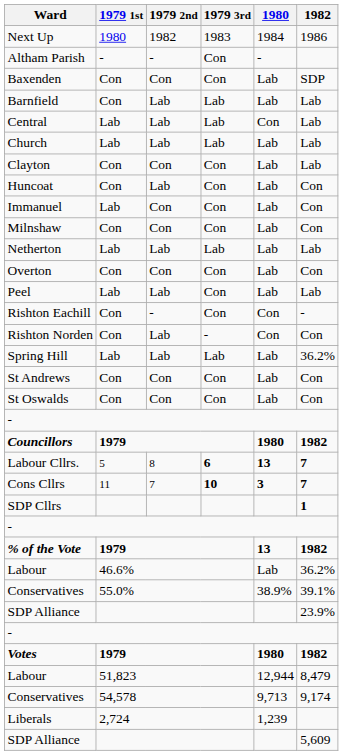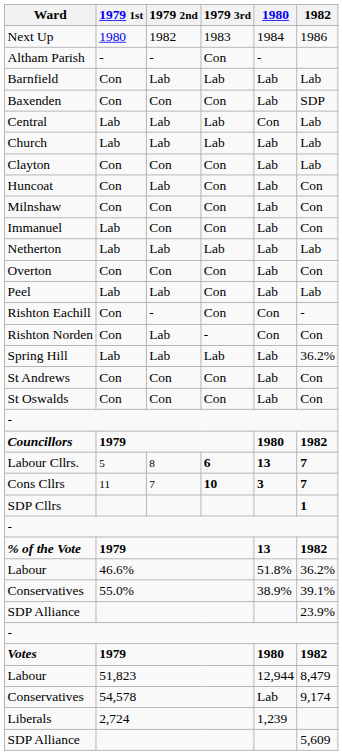rows swapped: (33, 100) <-> (34, 79)
rows swapped: (35, 206) <-> (34, 228)
(268, 569) Lab -> (274, 569) 51.8%
(272, 697) 9,713 -> (268, 697) Lab
